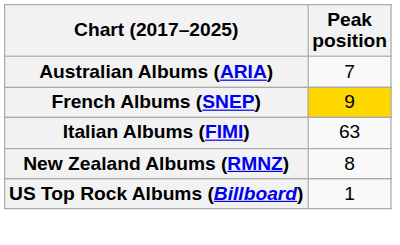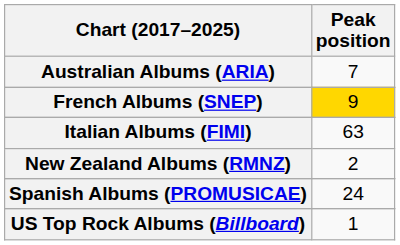(350, 163) 8 -> (353, 163) 2
+ row: (158, 193)
